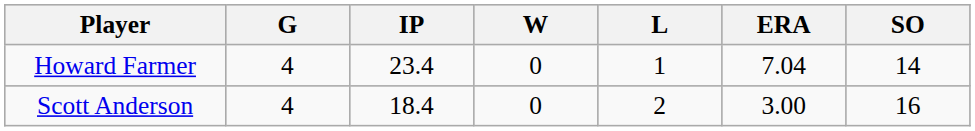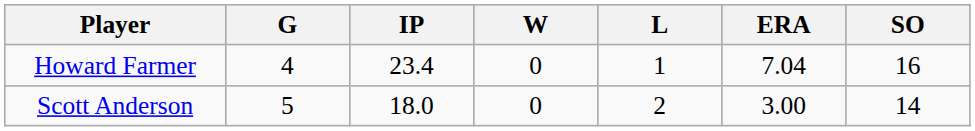(908, 65) 14 -> (908, 65) 16
(287, 105) 4 -> (287, 105) 5
(411, 105) 18.4 -> (411, 105) 18.0
(908, 105) 16 -> (908, 105) 14
